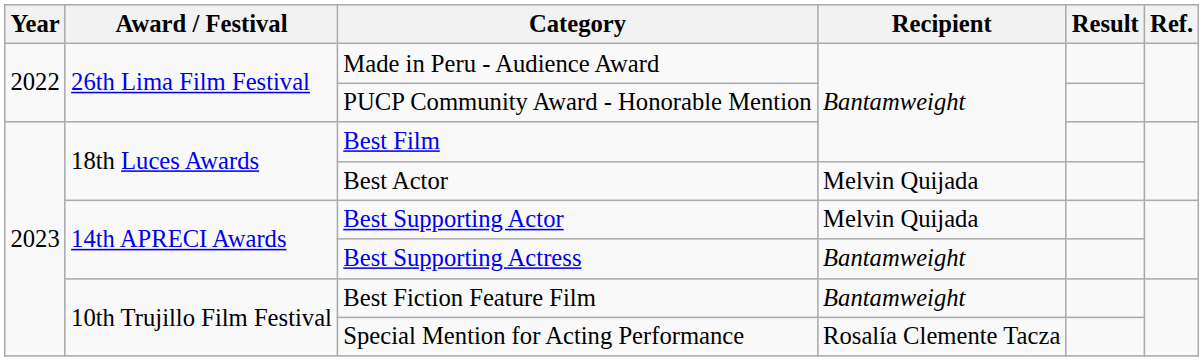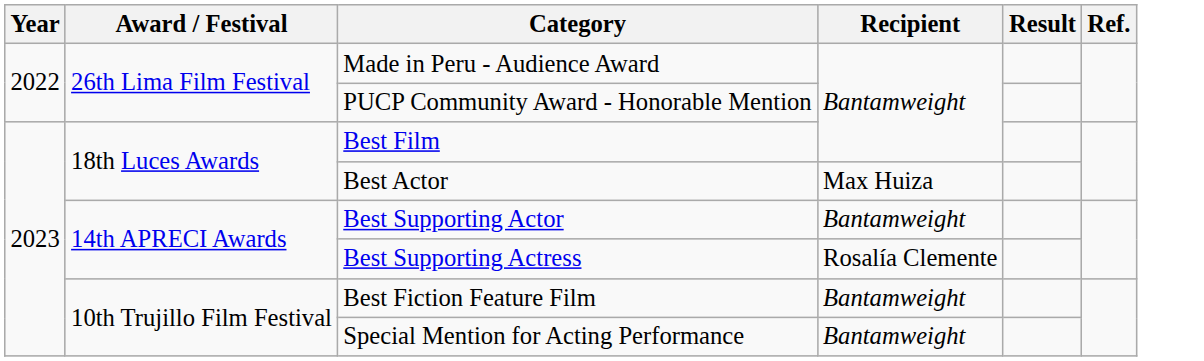(901, 180) Melvin Quijada -> (878, 180) Max Huiza
(901, 219) Melvin Quijada -> (894, 219) Bantamweight
(894, 258) Bantamweight -> (910, 258) Rosalía Clemente
(942, 336) Rosalía Clemente Tacza -> (894, 336) Bantamweight
